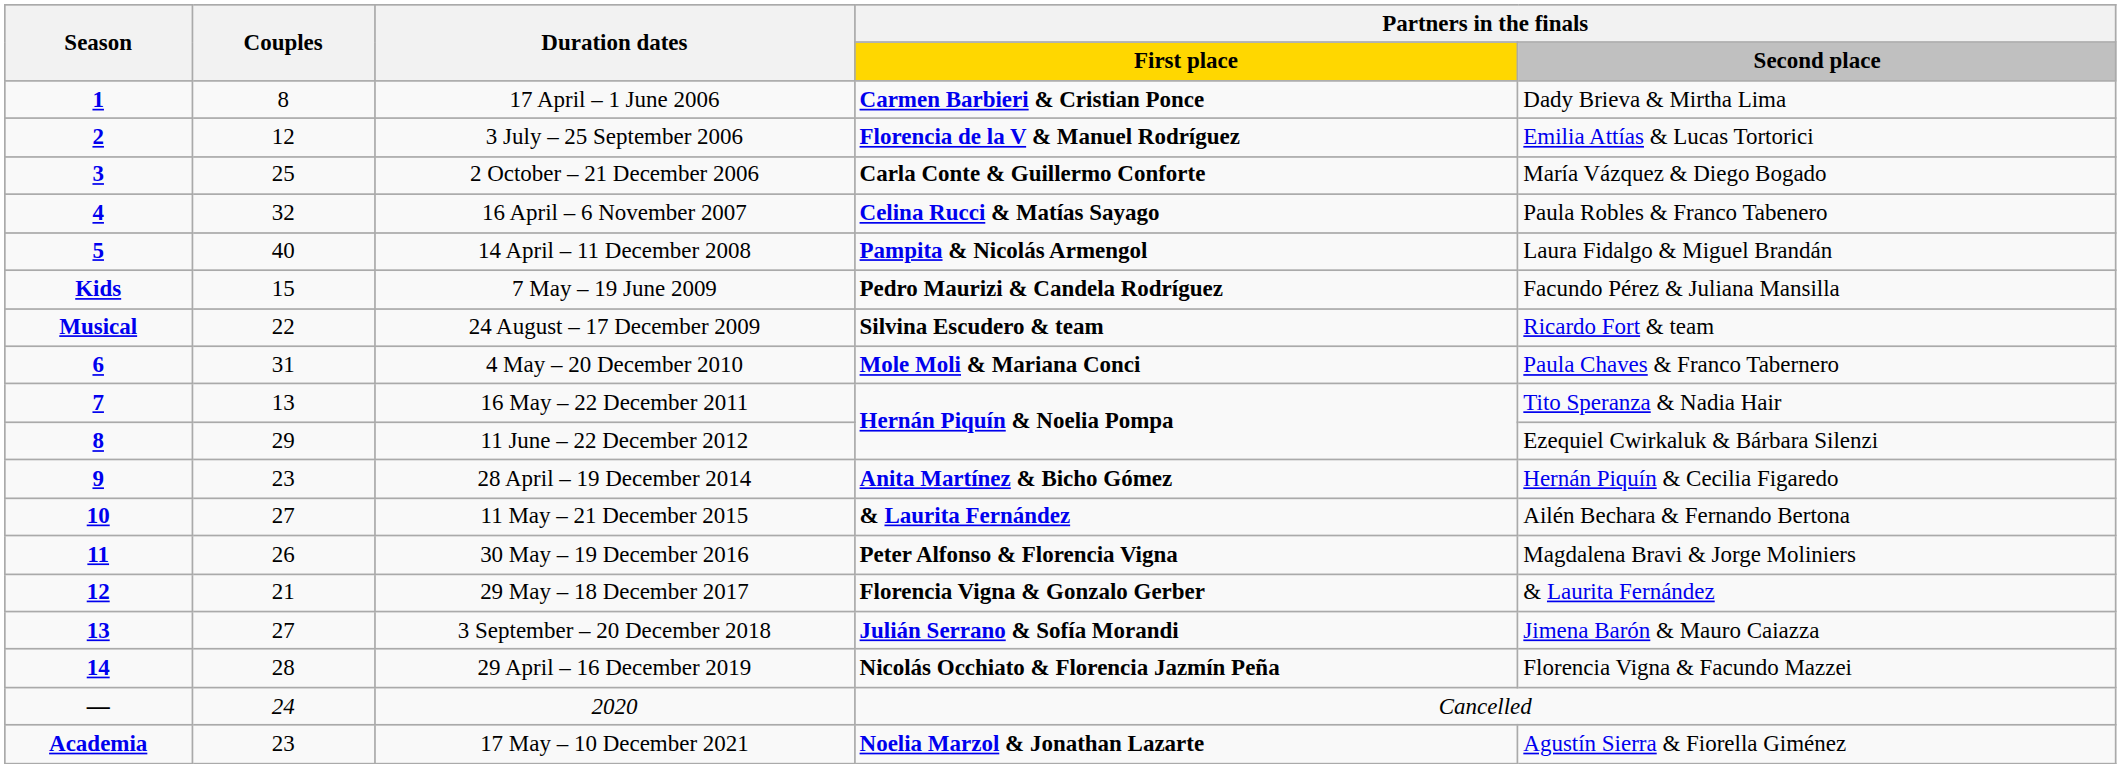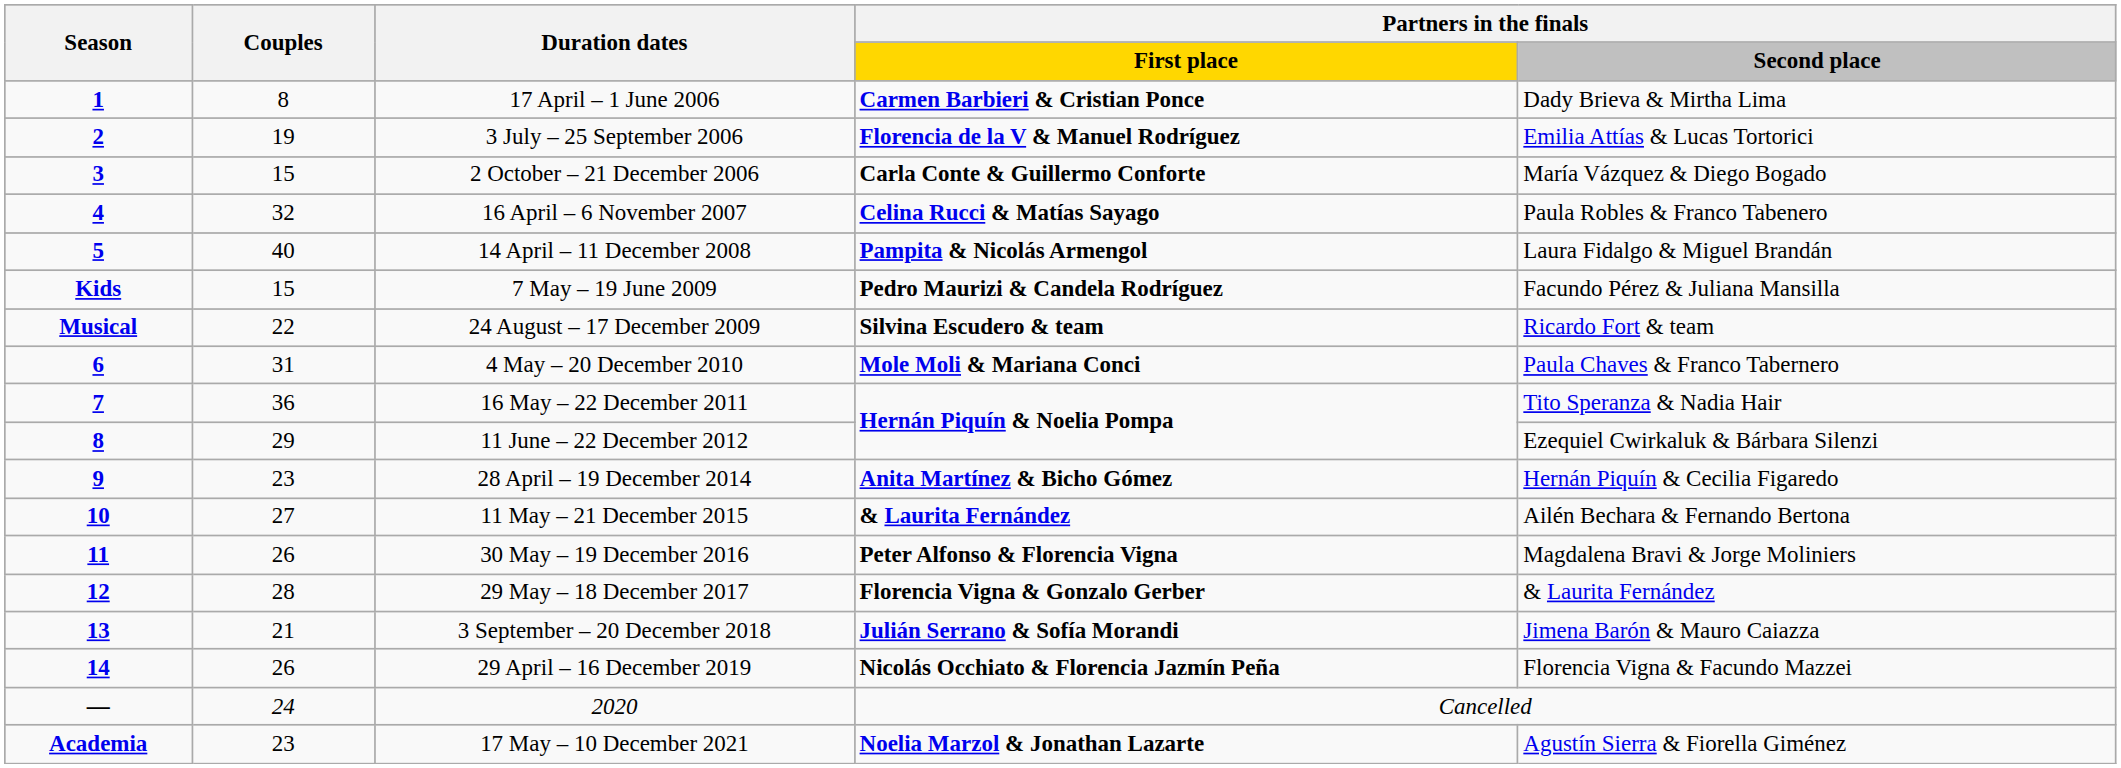(283, 136) 12 -> (283, 136) 19
(283, 174) 25 -> (283, 174) 15
(283, 402) 13 -> (283, 402) 36
(283, 591) 21 -> (283, 591) 28
(283, 629) 27 -> (283, 629) 21
(283, 667) 28 -> (283, 667) 26
